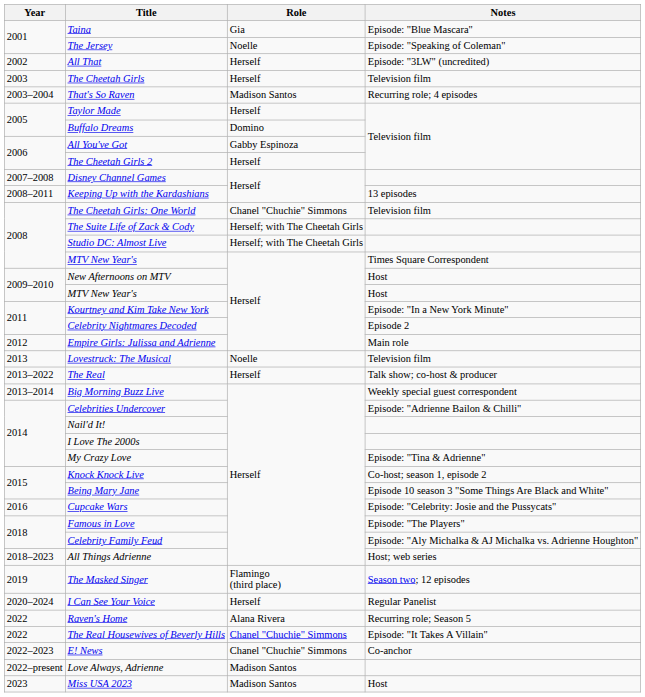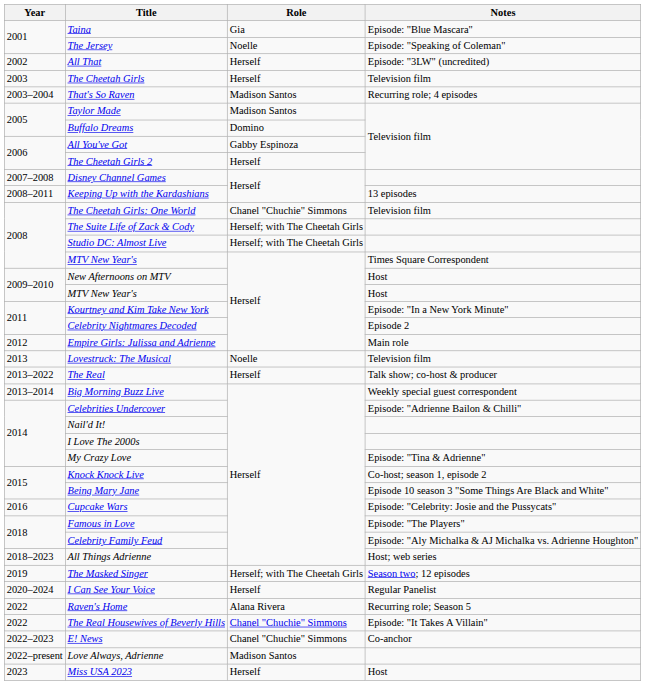(245, 111) Herself -> (263, 111) Madison Santos
(255, 579) Flamingo (third place) -> (296, 573) Herself; with The Cheetah Girls
(263, 684) Madison Santos -> (245, 672) Herself
